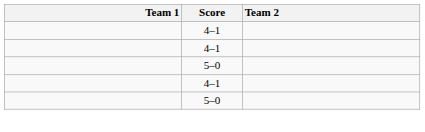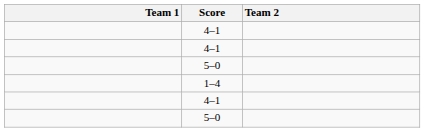+ row: (93, 83)
